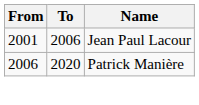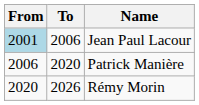(23, 40) no background -> (23, 40) lightblue background
+ row: (126, 87)
